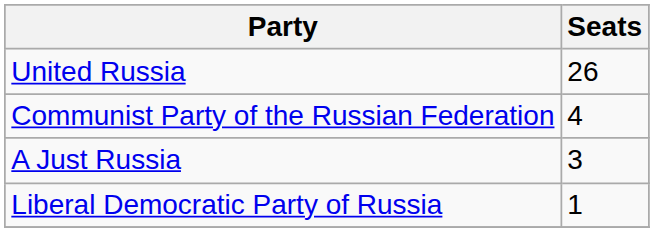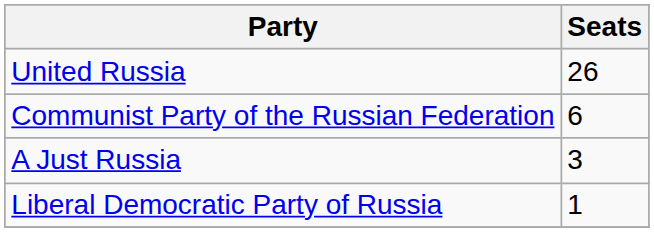(575, 115) 4 -> (575, 115) 6
